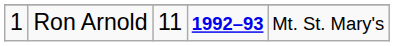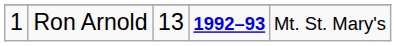(170, 22) 11 -> (171, 22) 13
